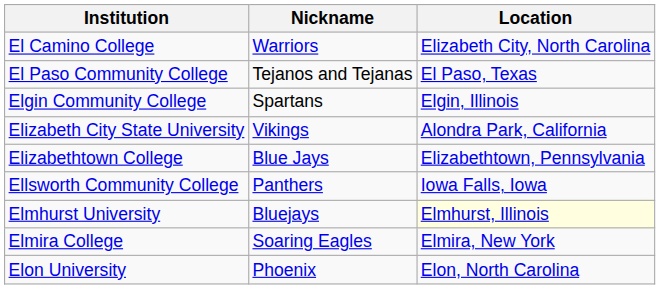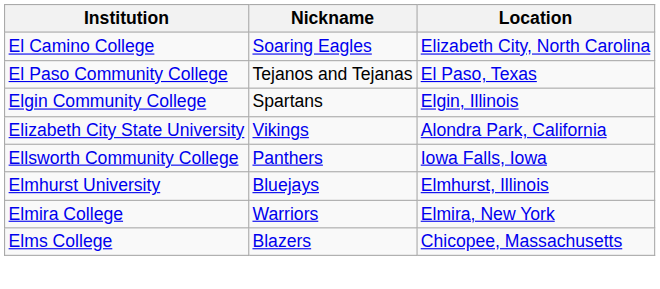(285, 46) Warriors -> (312, 46) Soaring Eagles
- row: (96, 158)
(485, 213) lightyellow background -> (485, 185) no background
(312, 241) Soaring Eagles -> (285, 213) Warriors
+ row: (60, 241)
- row: (67, 269)
